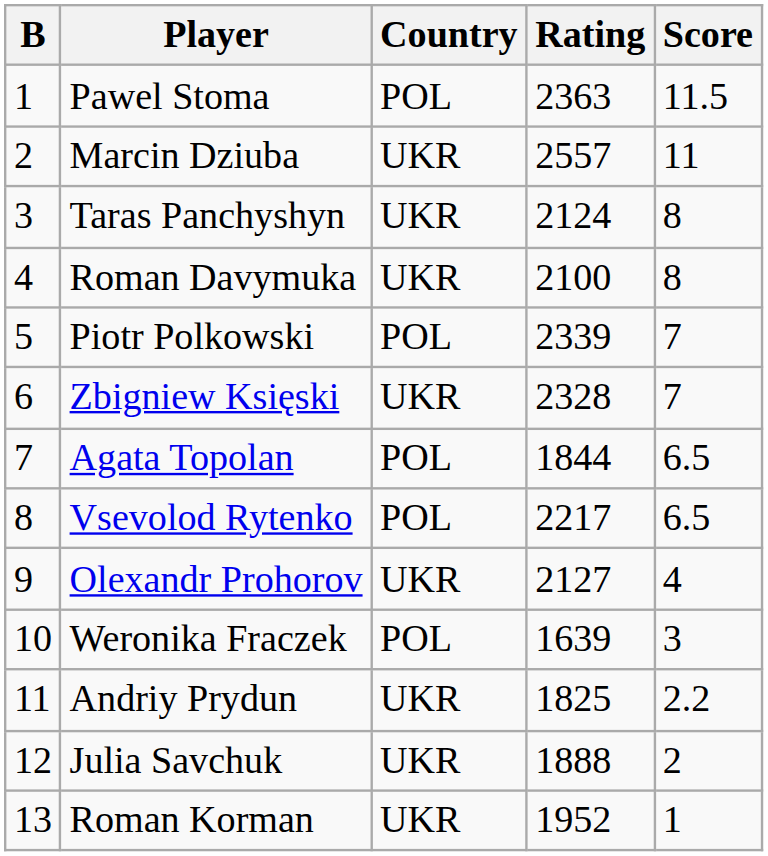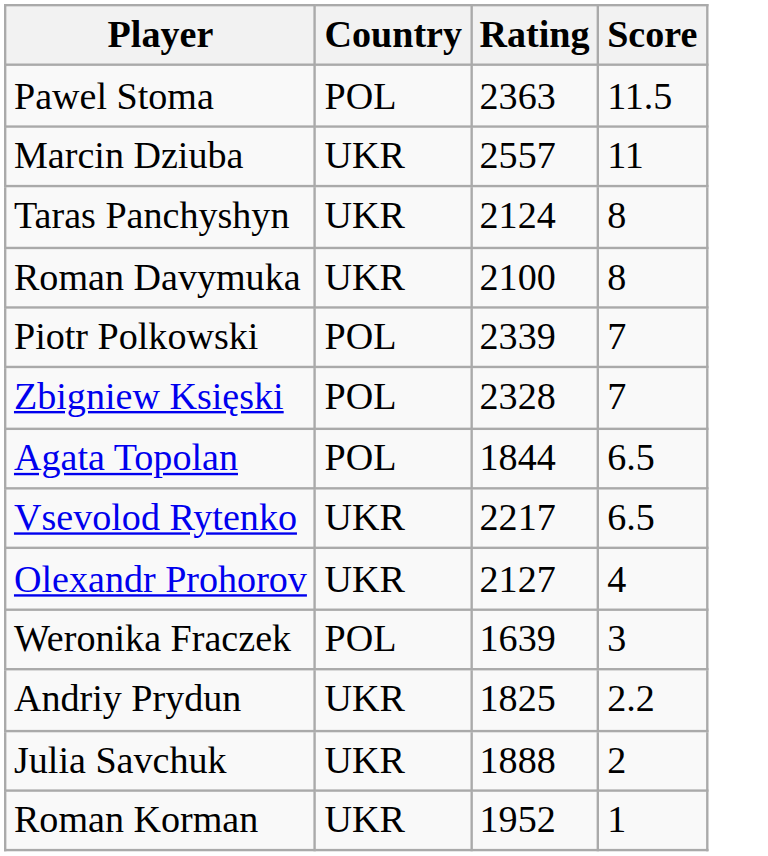- column: (33, 34)
(420, 397) UKR -> (360, 397) POL
(416, 517) POL -> (365, 517) UKR
